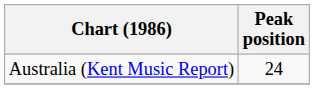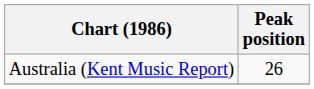(274, 68) 24 -> (274, 68) 26
